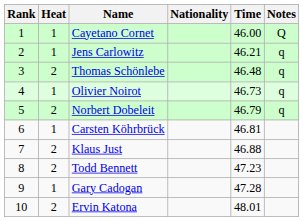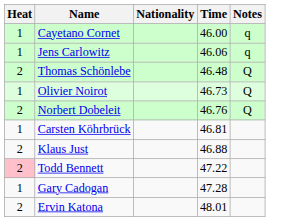- column: (21, 14)
(281, 33) Q -> (247, 33) q
(248, 52) 46.21 -> (214, 52) 46.06
(281, 71) q -> (247, 71) Q
(281, 91) q -> (247, 91) Q
(248, 110) 46.79 -> (214, 110) 46.76
(281, 110) q -> (247, 110) Q
(54, 168) no background -> (20, 168) pink background
(248, 168) 47.23 -> (214, 168) 47.22
